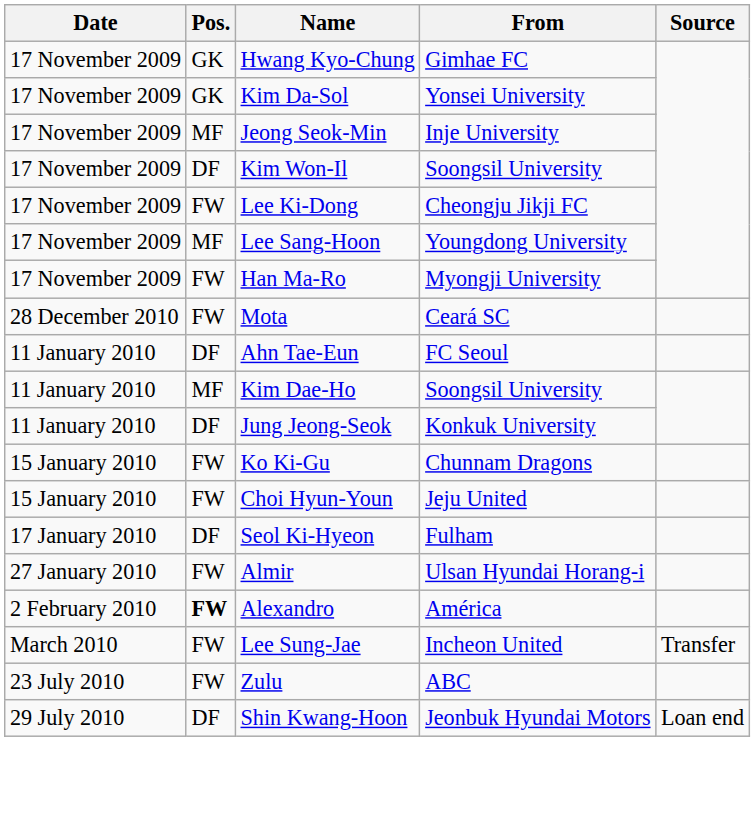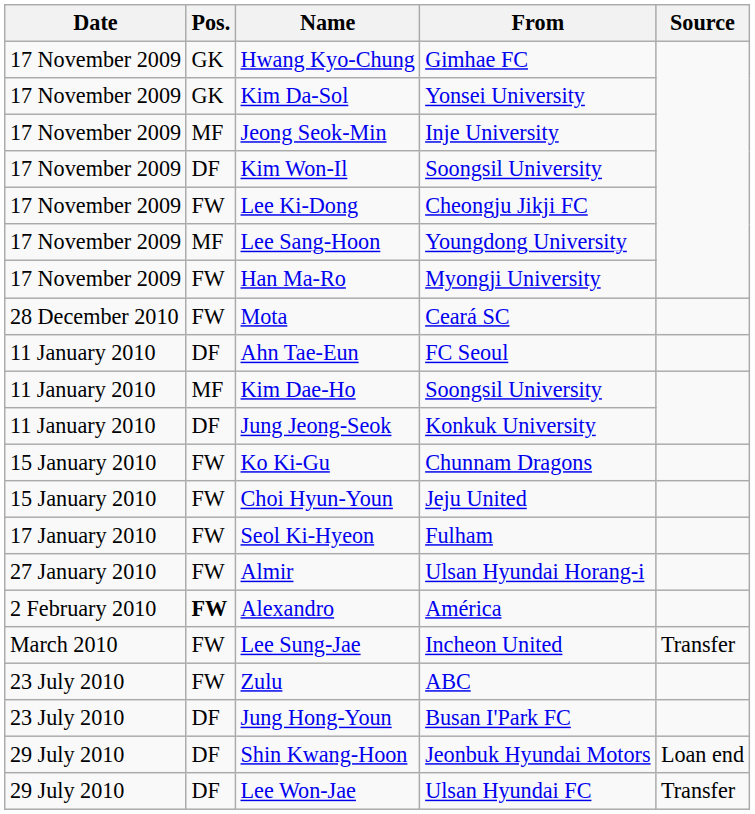(206, 535) DF -> (208, 535) FW
+ row: (316, 718)
+ row: (298, 791)
